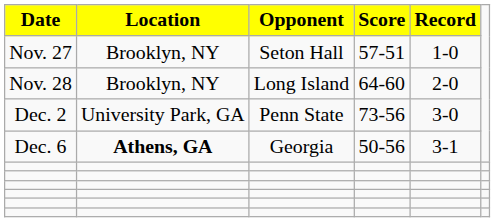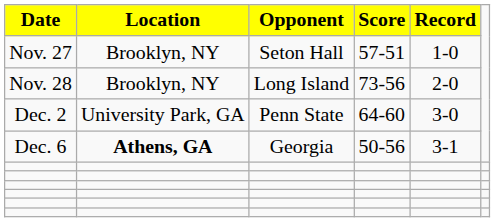(382, 83) 64-60 -> (382, 83) 73-56
(382, 114) 73-56 -> (382, 114) 64-60
